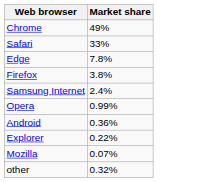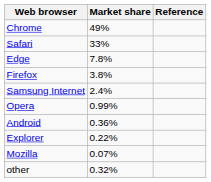+ column: (179, 12)
